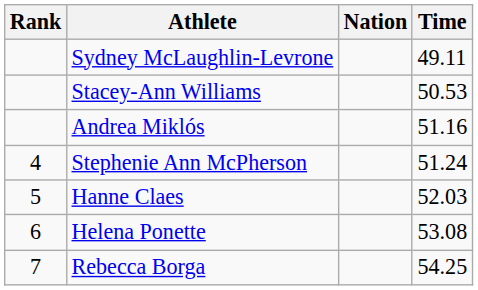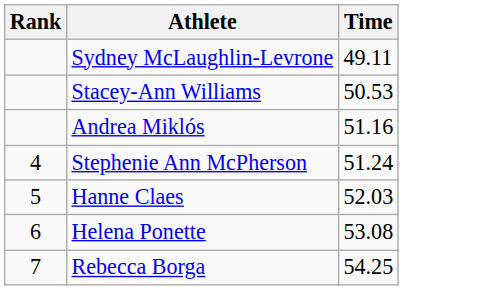- column: (375, 22)
